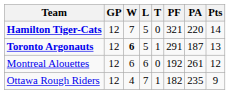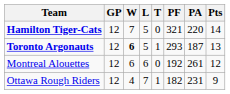(174, 47) 291 -> (174, 47) 293
(195, 81) 235 -> (195, 81) 231
